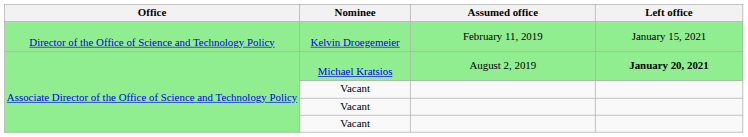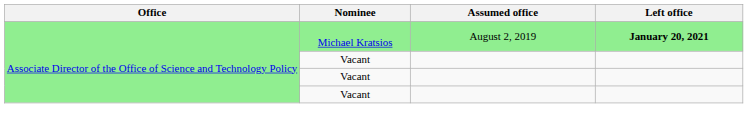- row: (355, 42)
